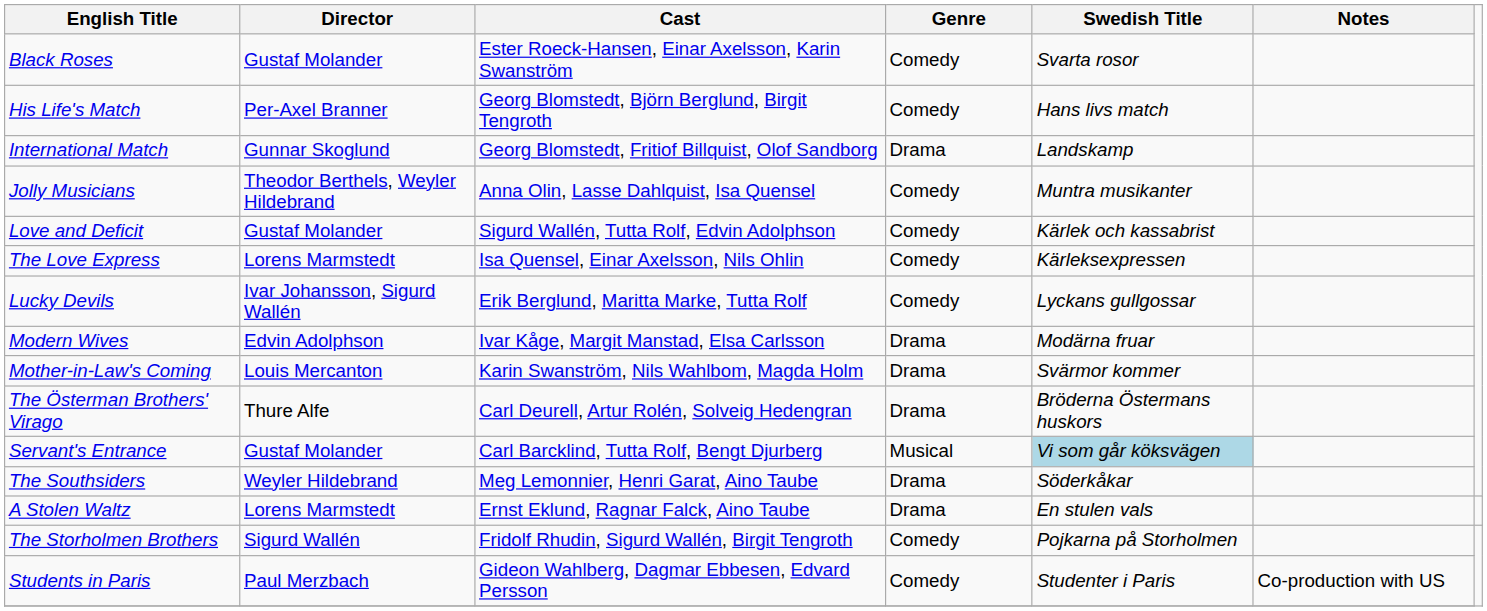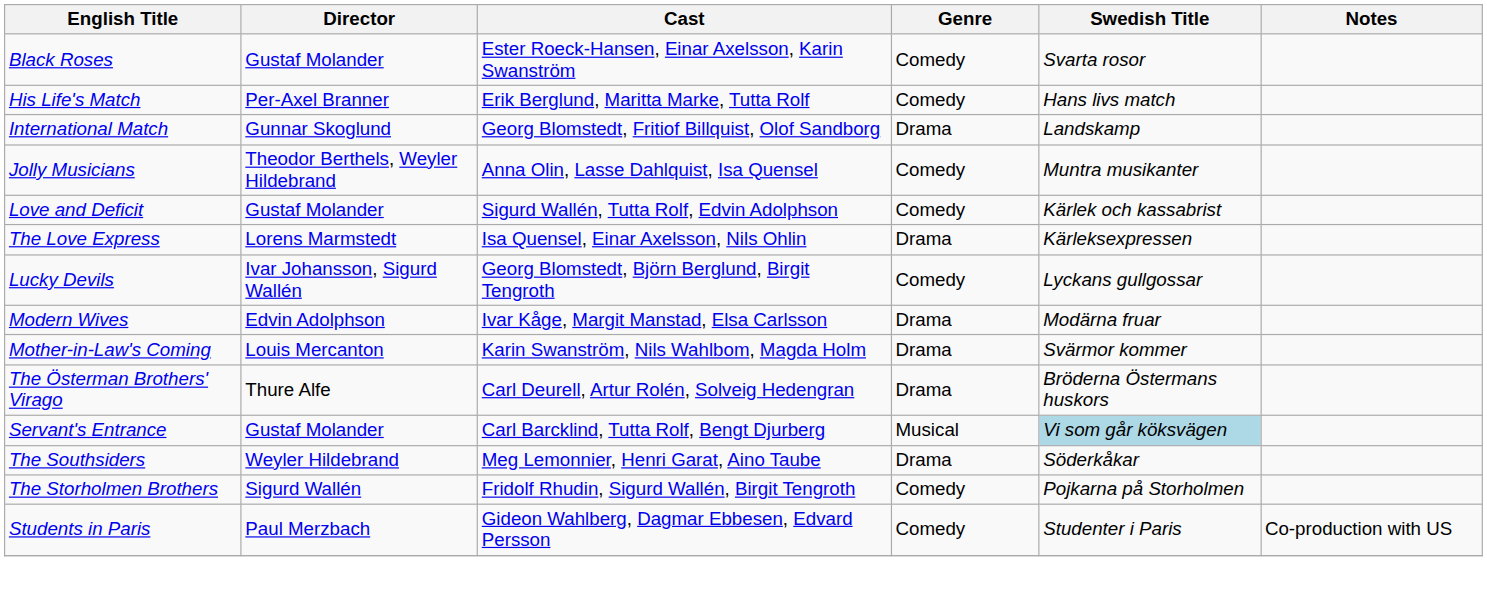(643, 110) Georg Blomstedt, Björn Berglund, Birgit Tengroth -> (646, 99) Erik Berglund, Maritta Marke, Tutta Rolf
(924, 260) Comedy -> (924, 239) Drama
(643, 300) Erik Berglund, Maritta Marke, Tutta Rolf -> (646, 279) Georg Blomstedt, Björn Berglund, Birgit Tengroth
- row: (70, 510)
